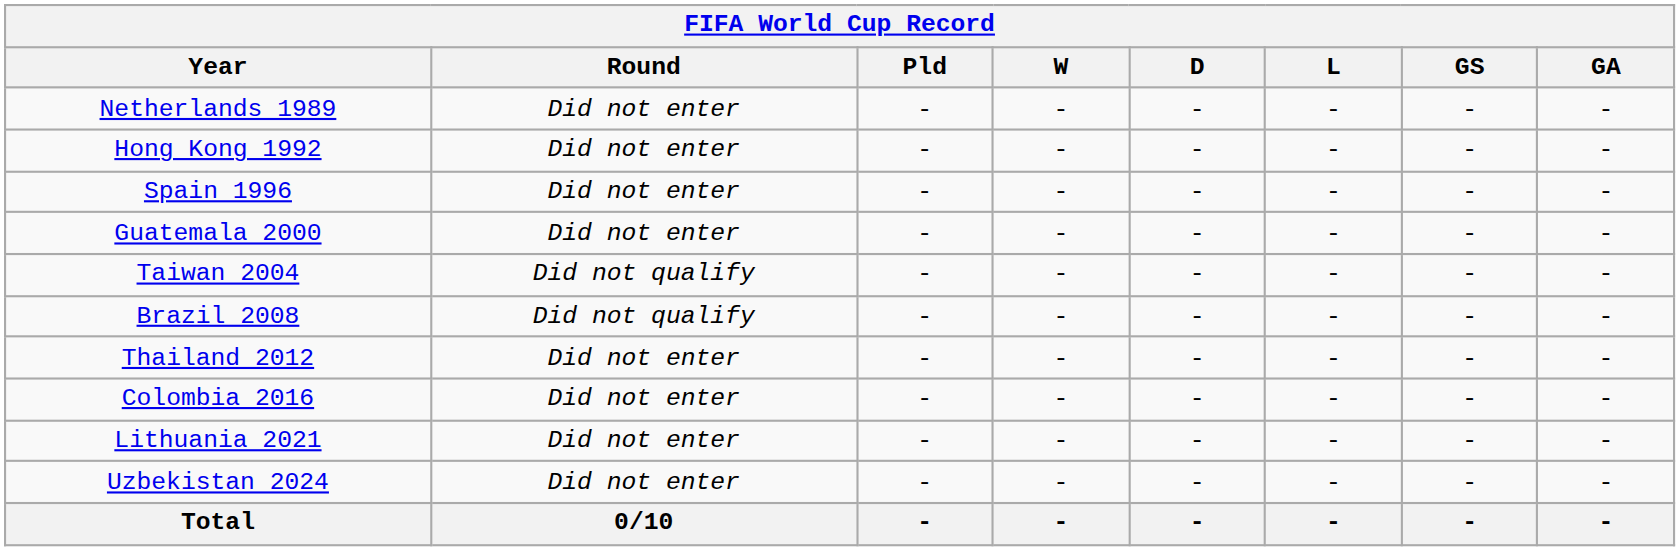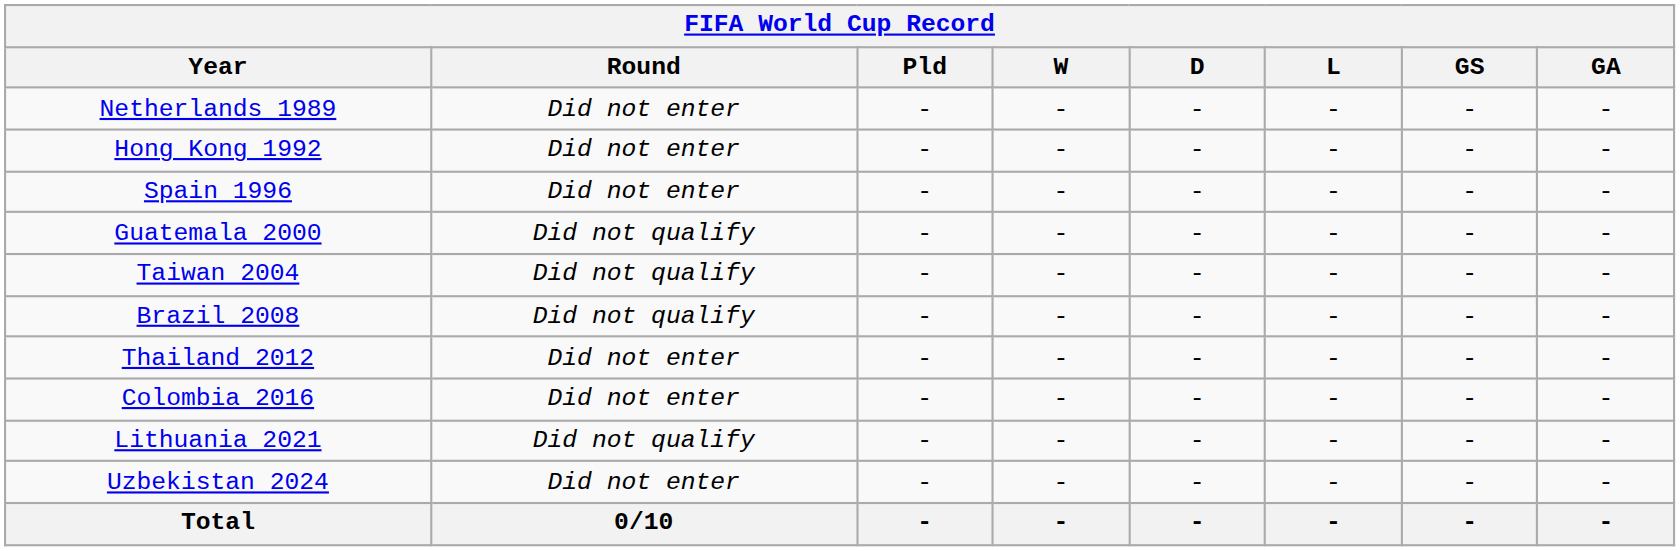(644, 233) Did not enter -> (644, 233) Did not qualify
(644, 440) Did not enter -> (644, 440) Did not qualify
